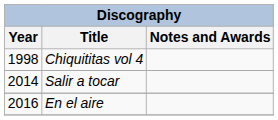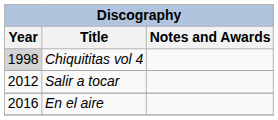(23, 59) no background -> (23, 59) lightgrey background
(23, 81) 2014 -> (23, 81) 2012
